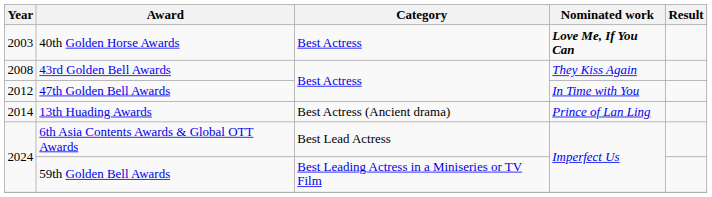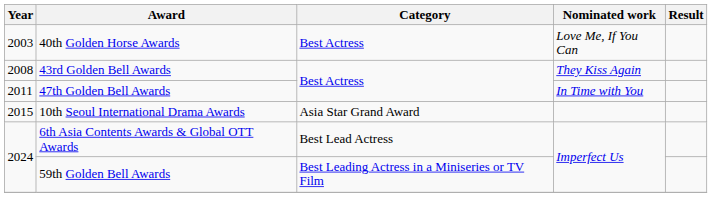(595, 42) bold -> (597, 42) normal
(20, 91) 2012 -> (20, 91) 2011
- row: (96, 111)
+ row: (142, 111)
